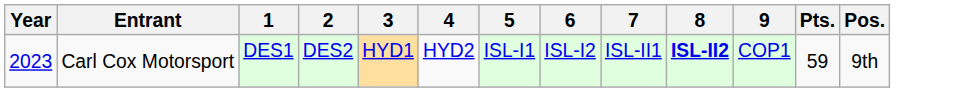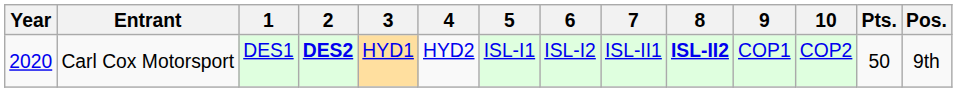+ column: (826, 20)
(31, 61) 2023 -> (31, 61) 2020
(328, 50) normal -> (328, 50) bold
(817, 61) 59 -> (879, 61) 50
